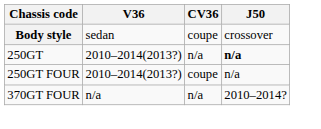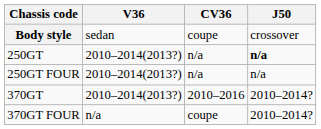(203, 74) coupe -> (195, 74) n/a
+ row: (25, 94)
(195, 94) n/a -> (203, 114) coupe
